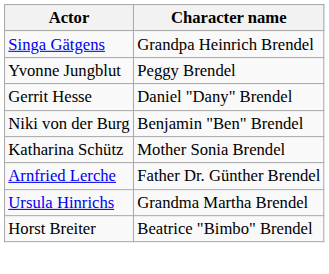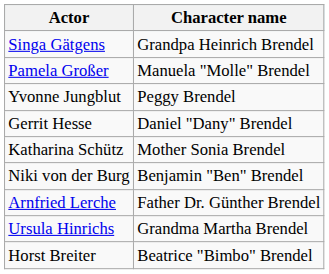+ row: (58, 70)
rows swapped: (69, 123) <-> (66, 149)
